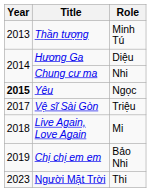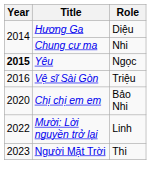- row: (62, 35)
(18, 106) 2017 -> (18, 78) 2016
- row: (60, 129)
(18, 157) 2019 -> (18, 101) 2020
+ row: (66, 129)
